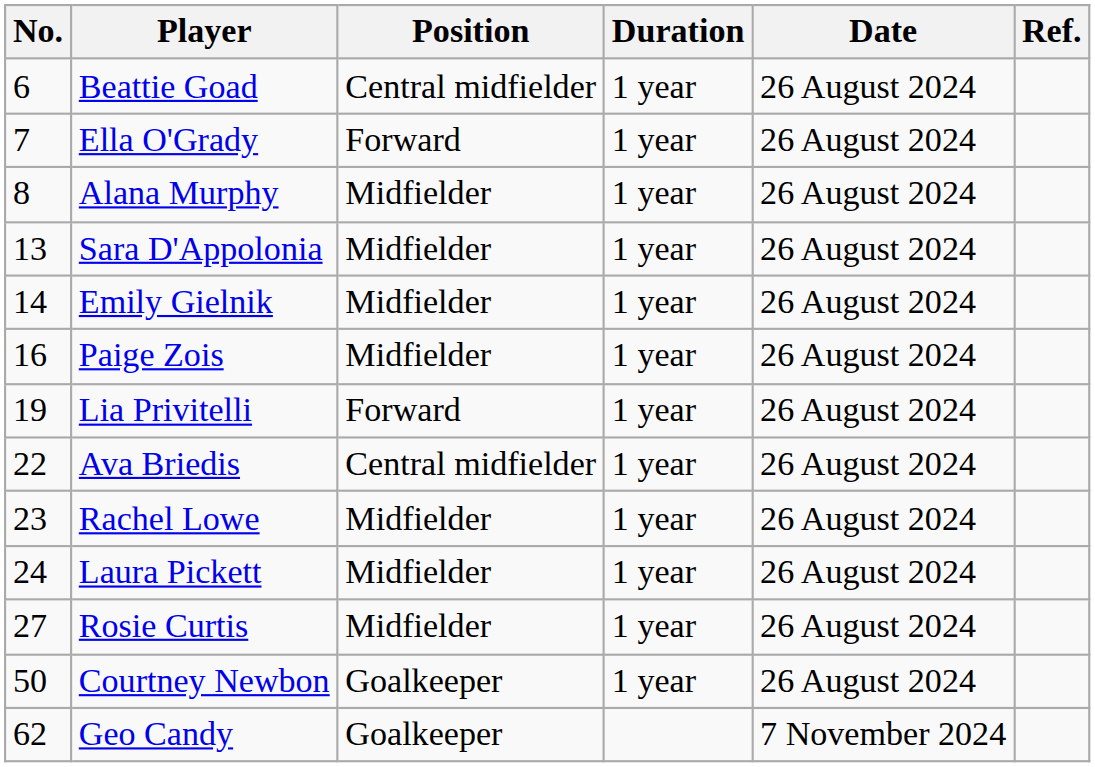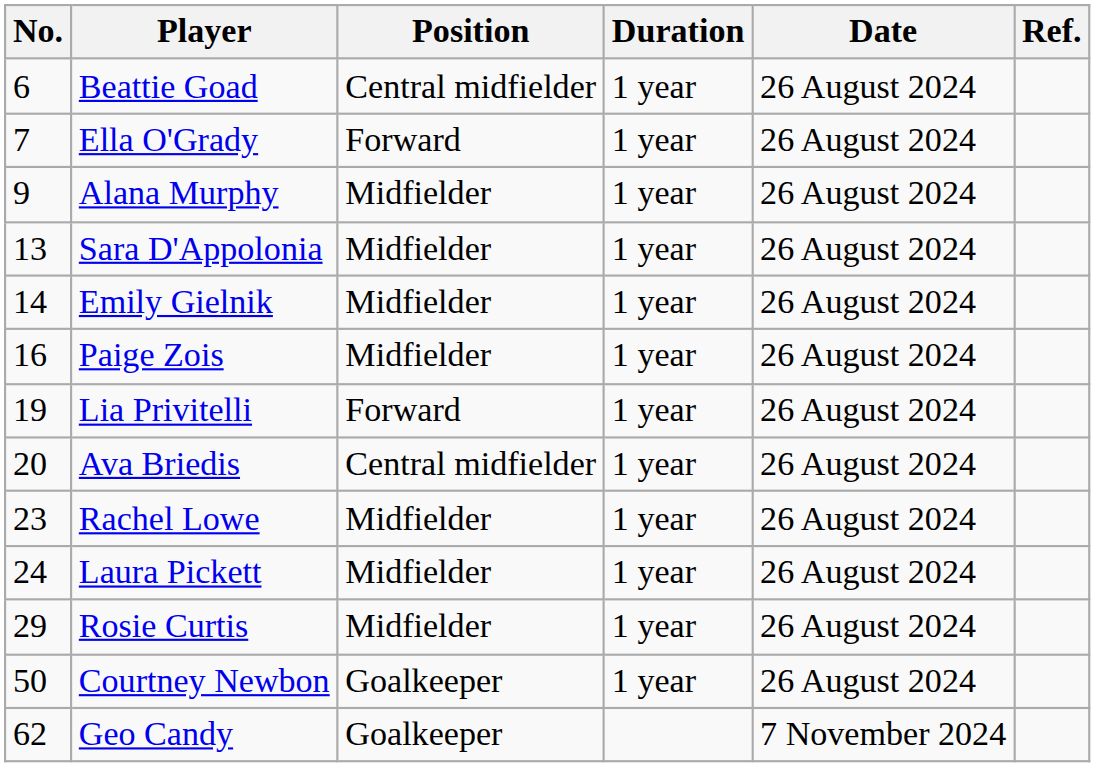(21, 193) 8 -> (21, 193) 9
(30, 463) 22 -> (30, 463) 20
(30, 626) 27 -> (30, 626) 29
